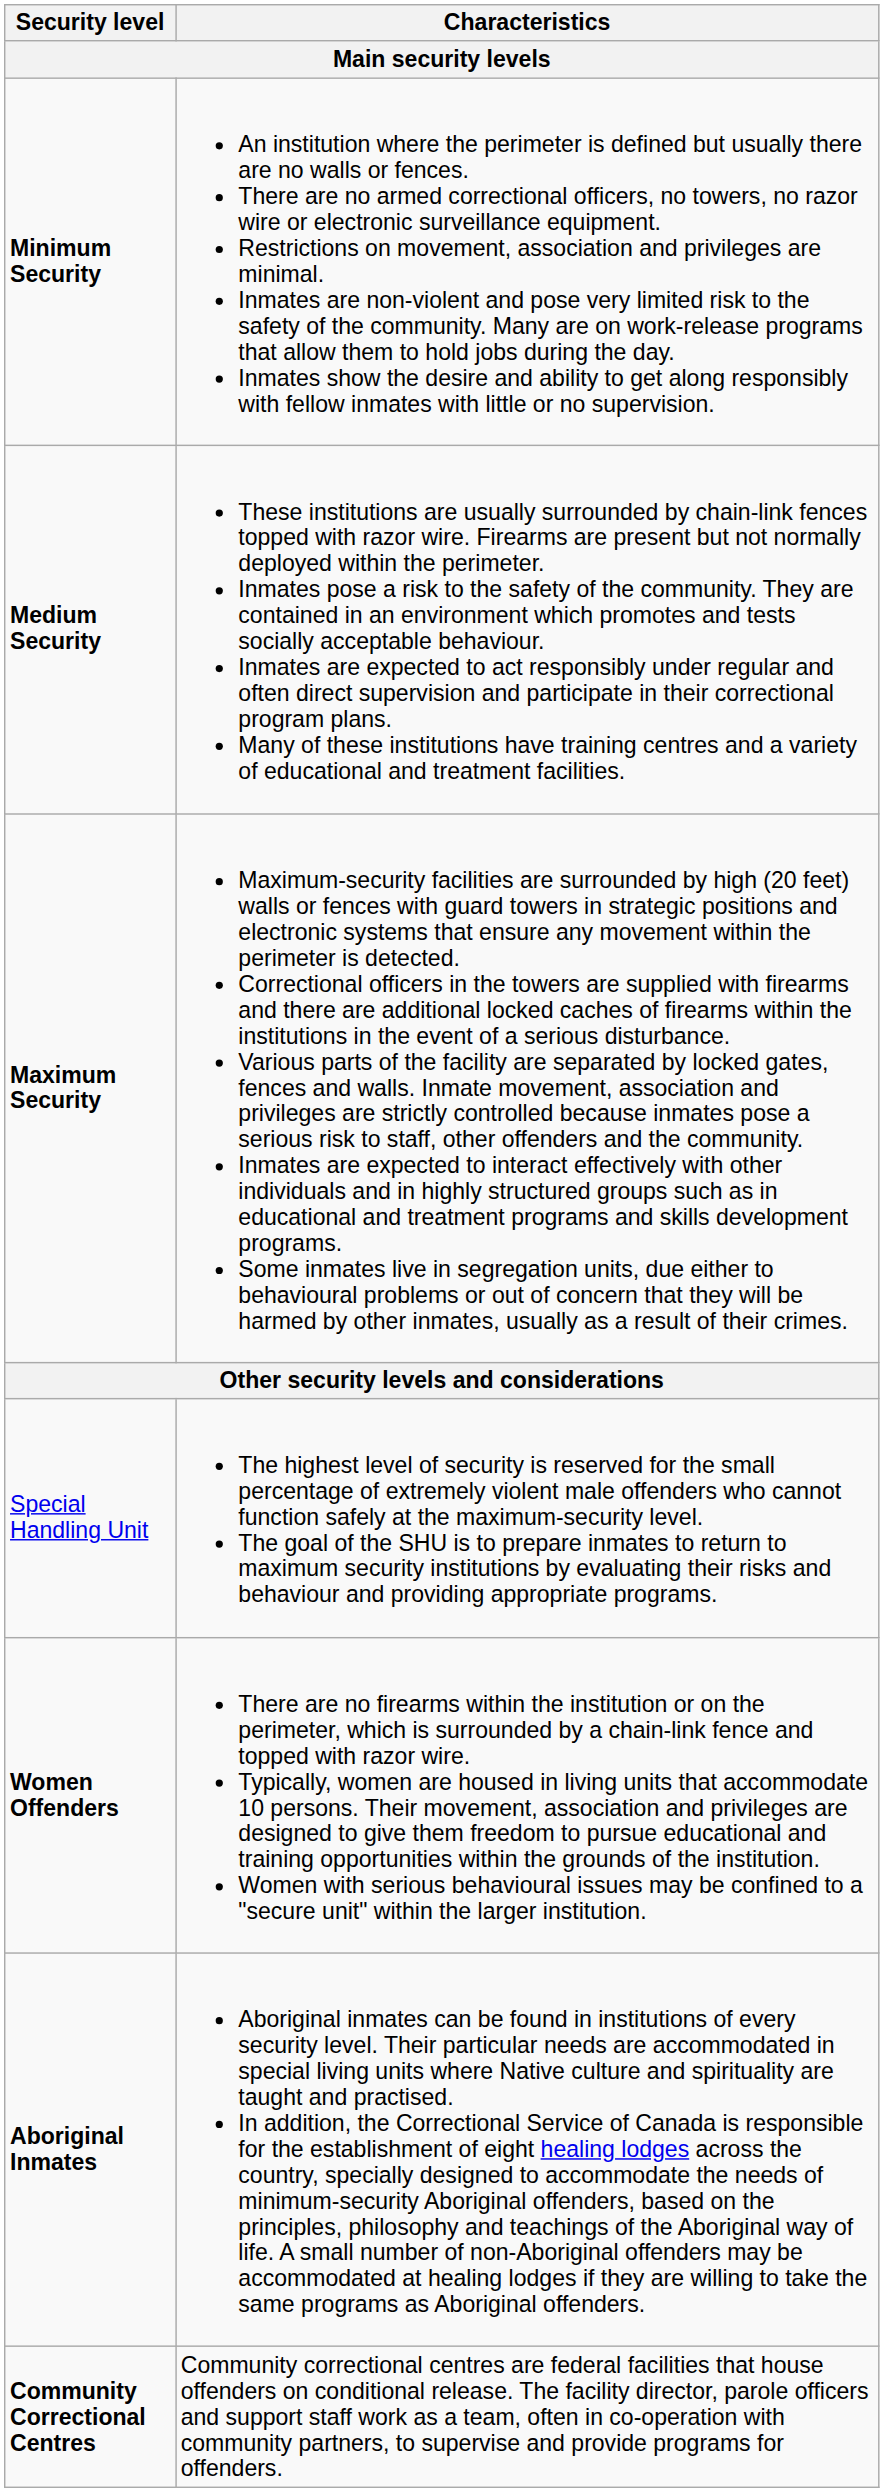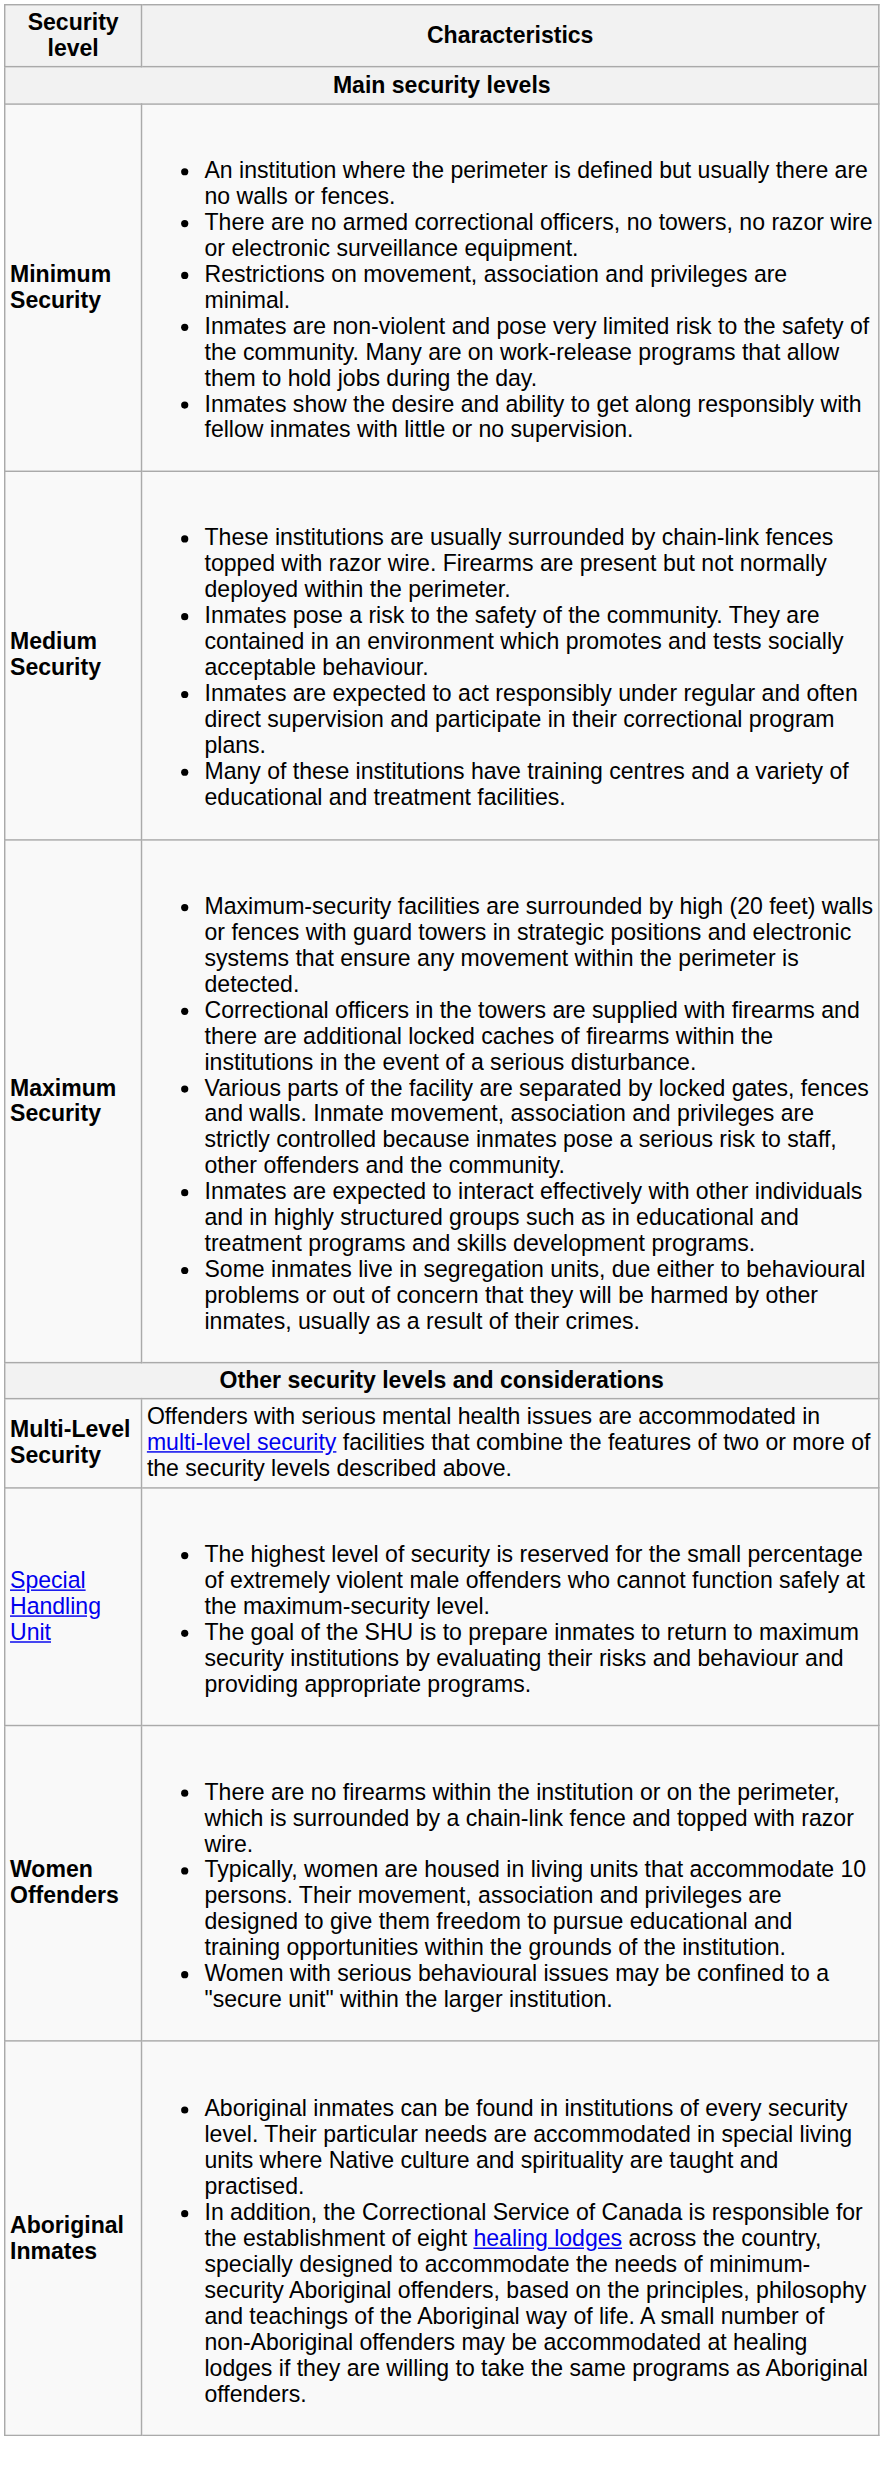+ row: (70, 1442)
- row: (78, 2416)
